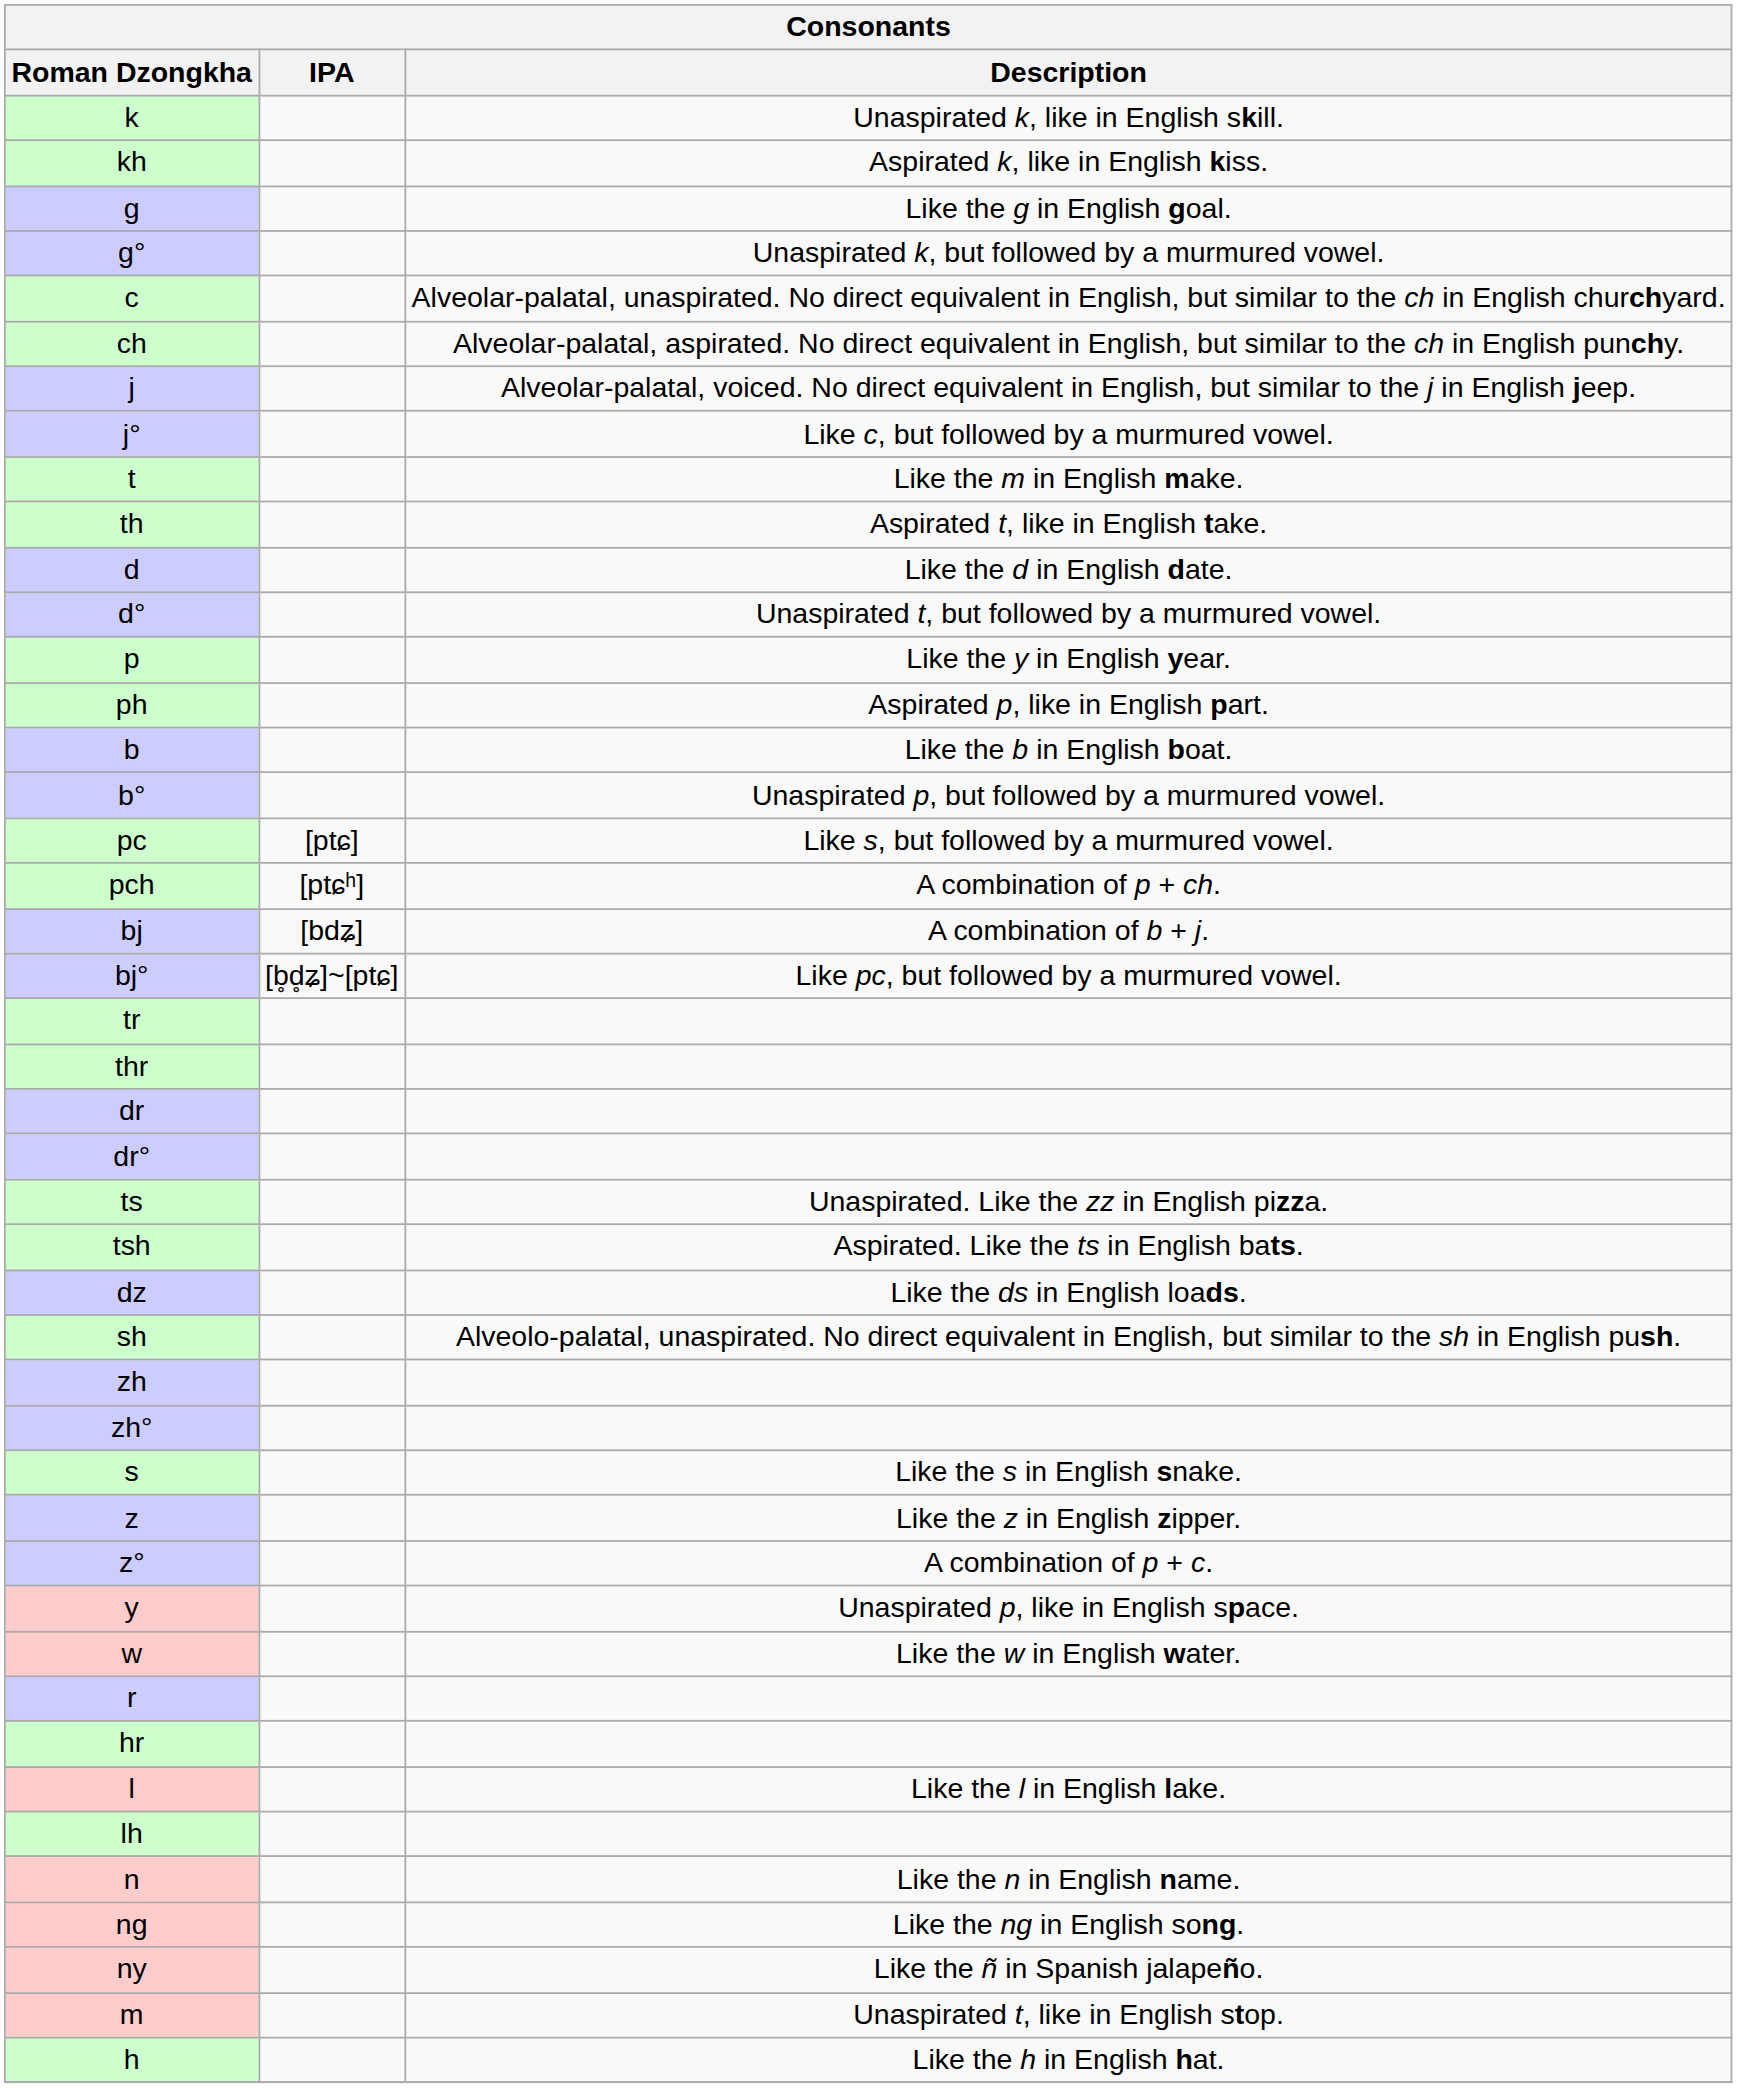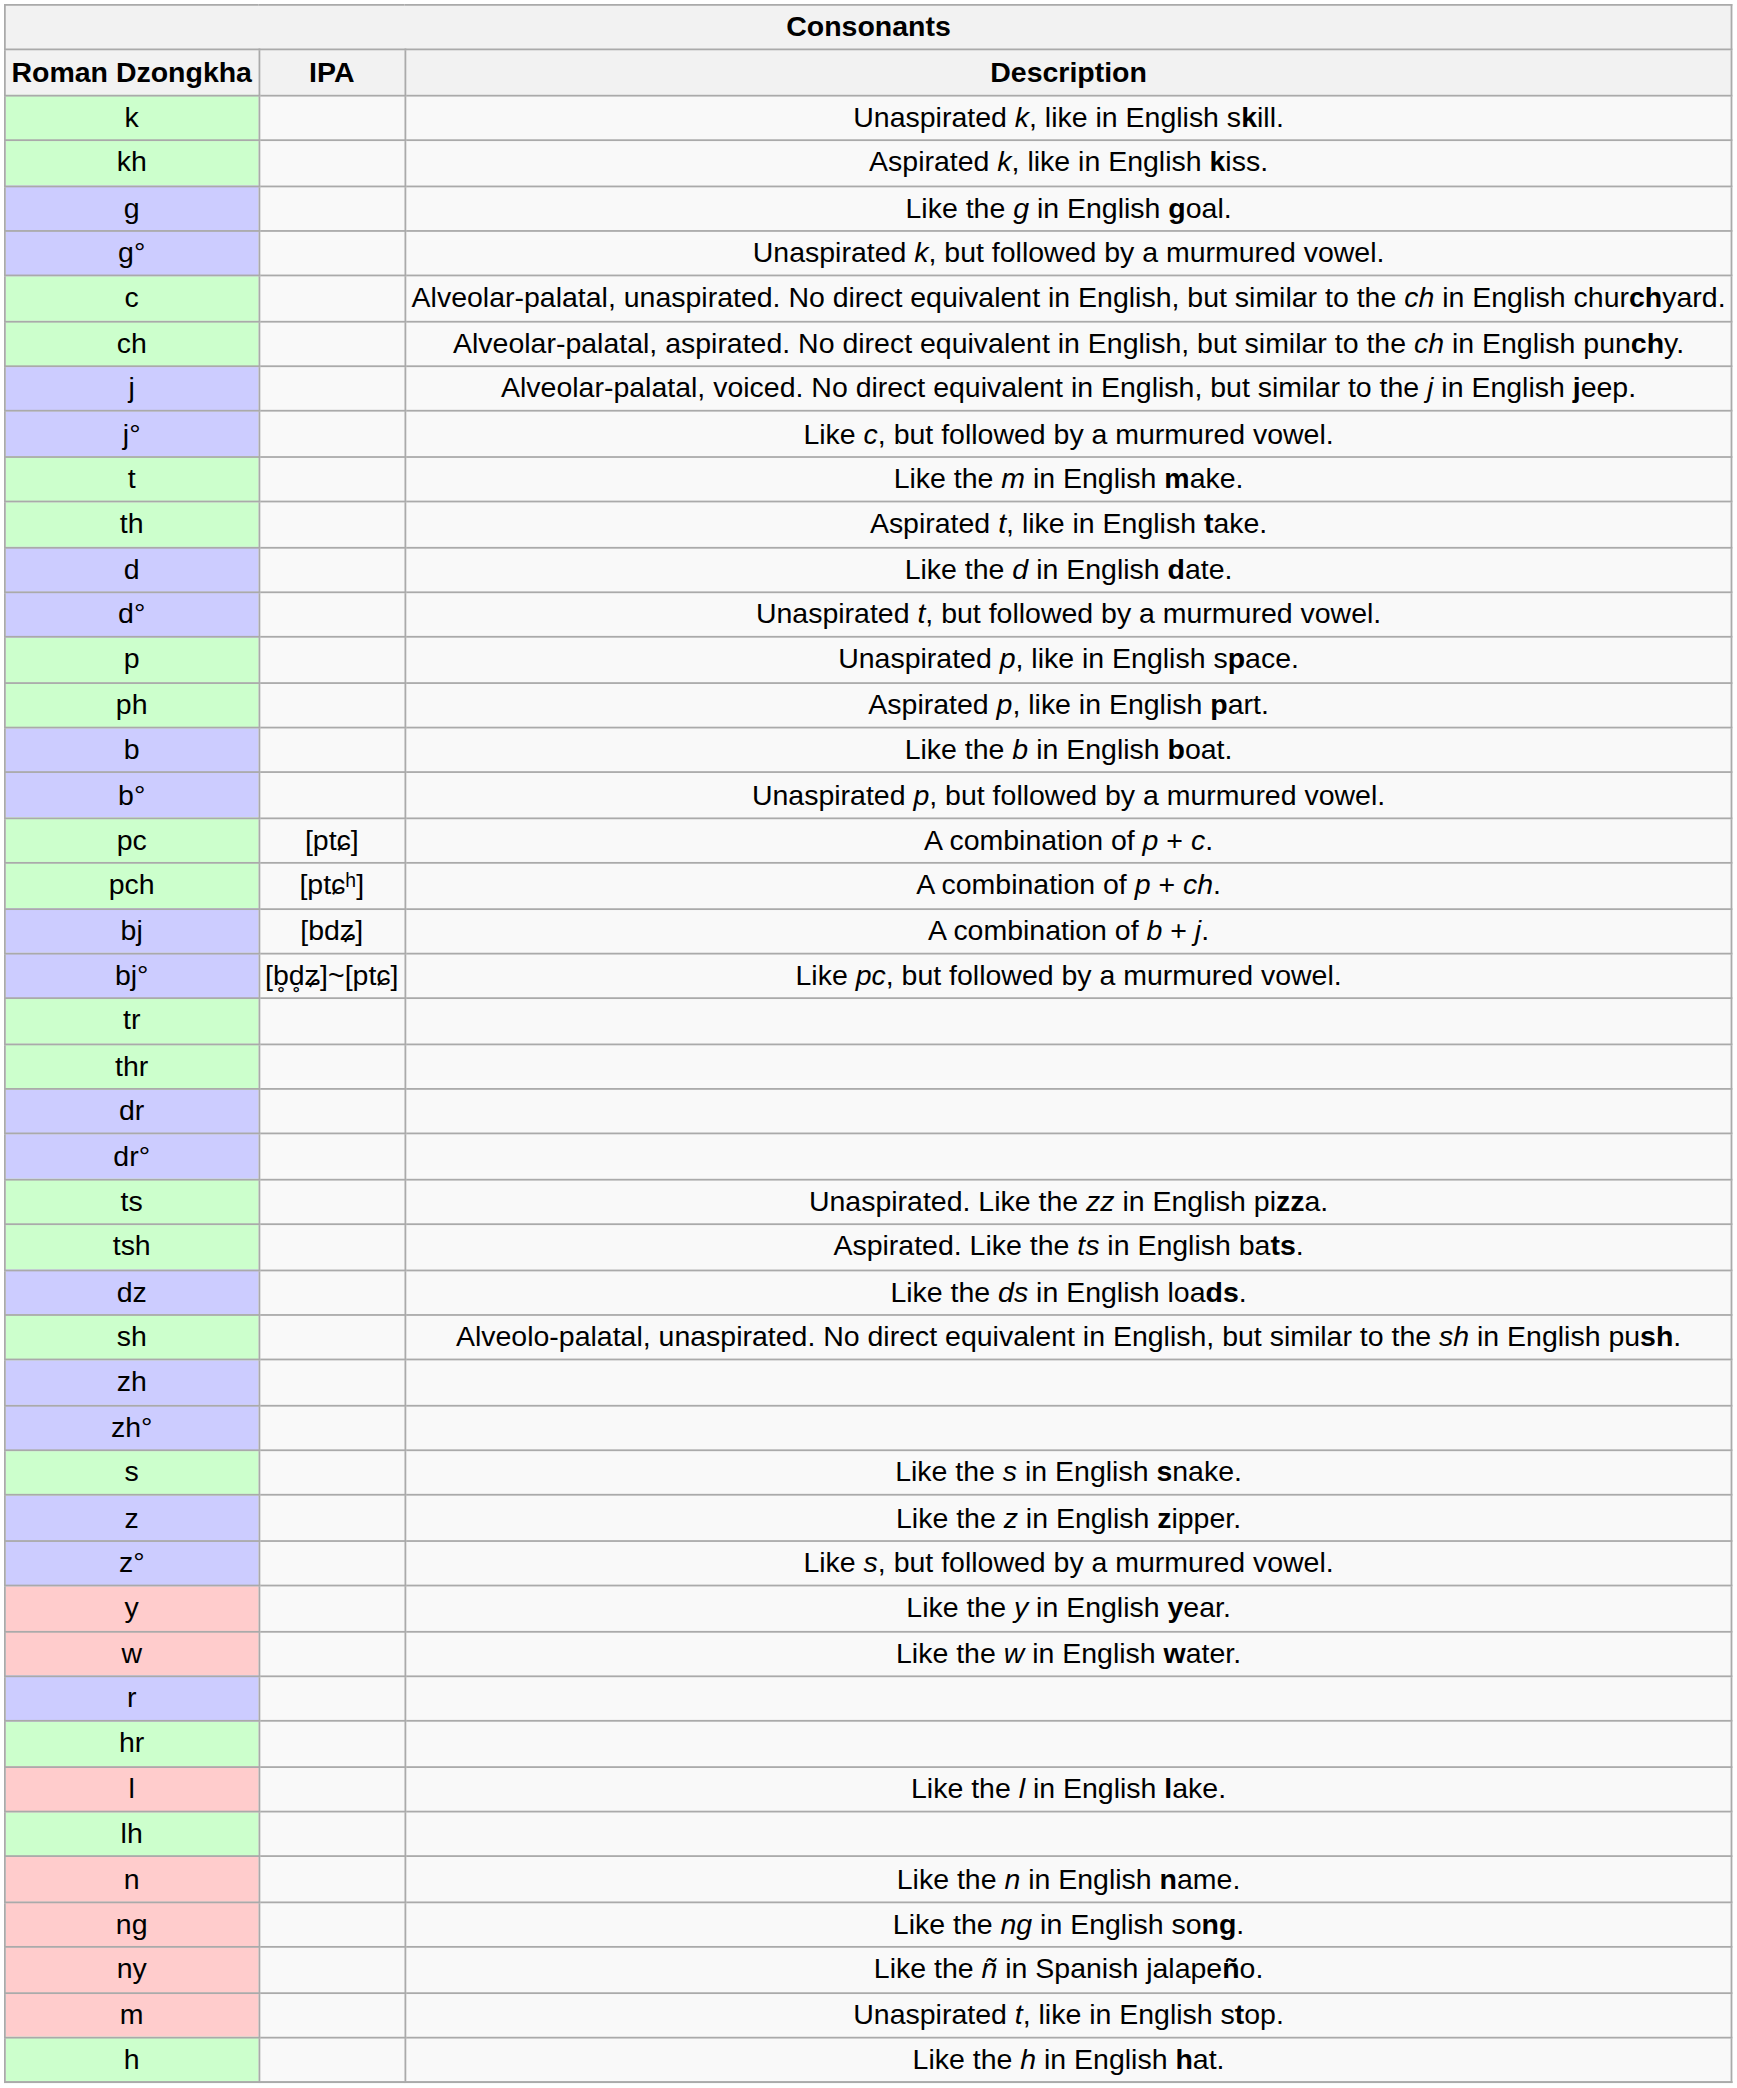(1069, 659) Like the y in English year. -> (1069, 659) Unaspirated p, like in English space.
(1069, 840) Like s, but followed by a murmured vowel. -> (1069, 840) A combination of p + c.
(1069, 1562) A combination of p + c. -> (1069, 1562) Like s, but followed by a murmured vowel.
(1069, 1607) Unaspirated p, like in English space. -> (1069, 1607) Like the y in English year.
